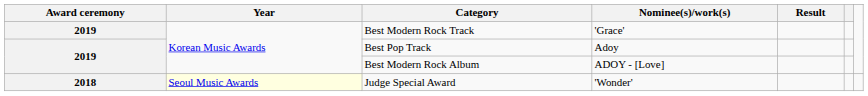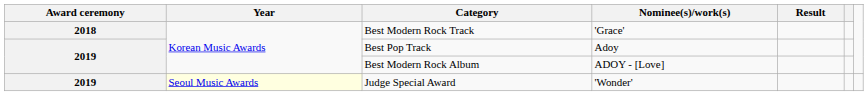(85, 30) 2019 -> (85, 30) 2018
(85, 82) 2018 -> (85, 82) 2019
